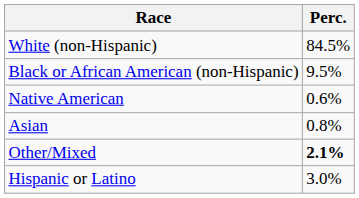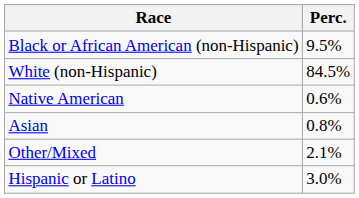rows swapped: (83, 44) <-> (153, 71)
(325, 152) bold -> (324, 152) normal
